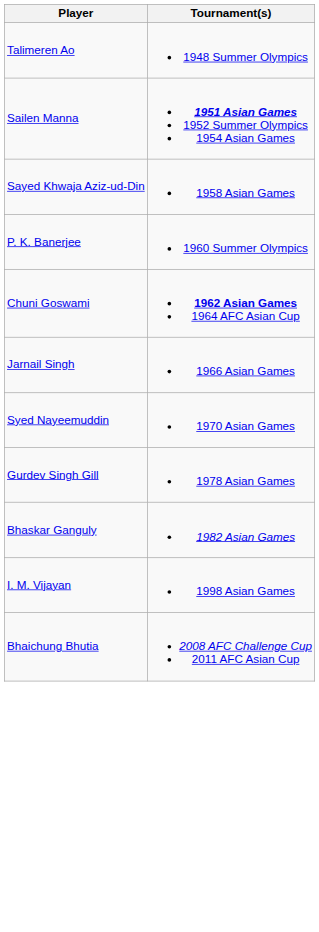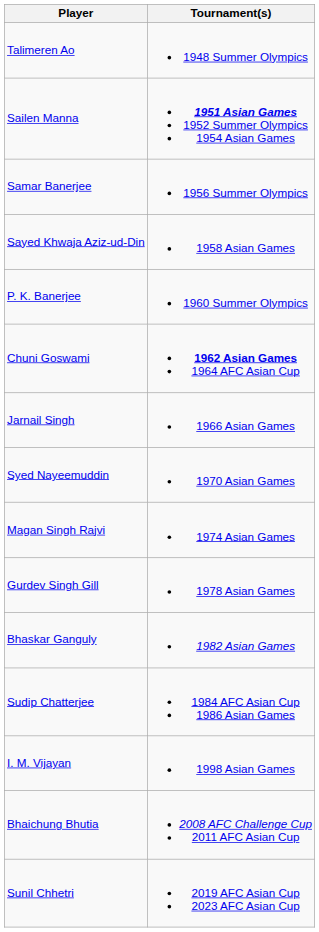+ row: (49, 186)
+ row: (56, 530)
+ row: (51, 701)
+ row: (40, 893)
